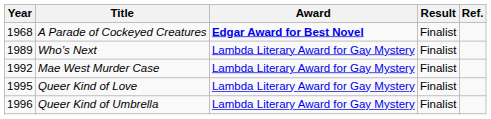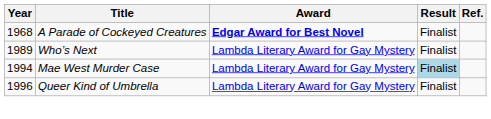(20, 68) 1992 -> (20, 68) 1994
(438, 68) no background -> (438, 68) lightblue background
- row: (88, 86)
